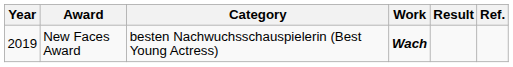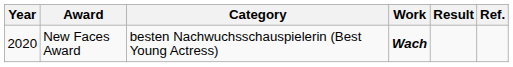(22, 43) 2019 -> (22, 43) 2020
